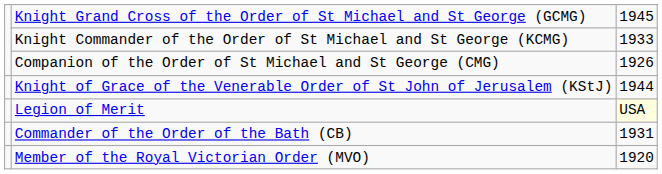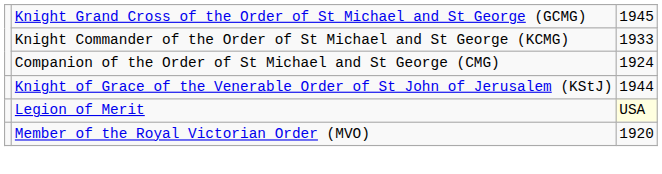(637, 63) 1926 -> (637, 63) 1924
- row: (184, 134)
